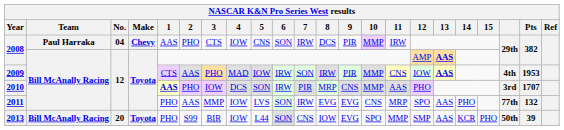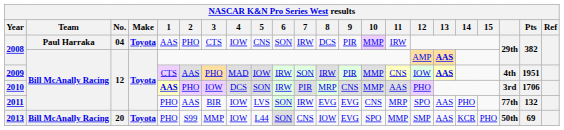(143, 42) Chevy -> (143, 42) Toyota
(531, 72) 1953 -> (531, 72) 1951
(531, 87) 1707 -> (531, 87) 1706
(214, 103) MMP -> (214, 103) BIR
(214, 118) BIR -> (214, 118) MMP
(531, 118) 39 -> (531, 118) 69
